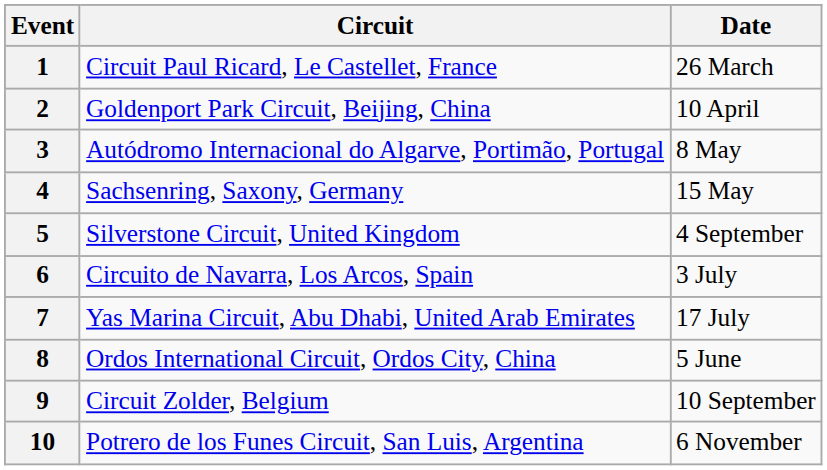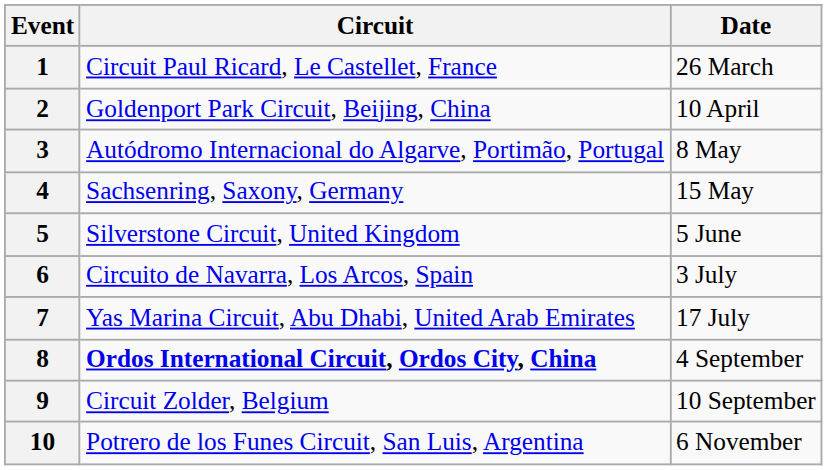(740, 233) 4 September -> (709, 233) 5 June
(321, 358) normal -> (341, 358) bold
(709, 358) 5 June -> (740, 358) 4 September
